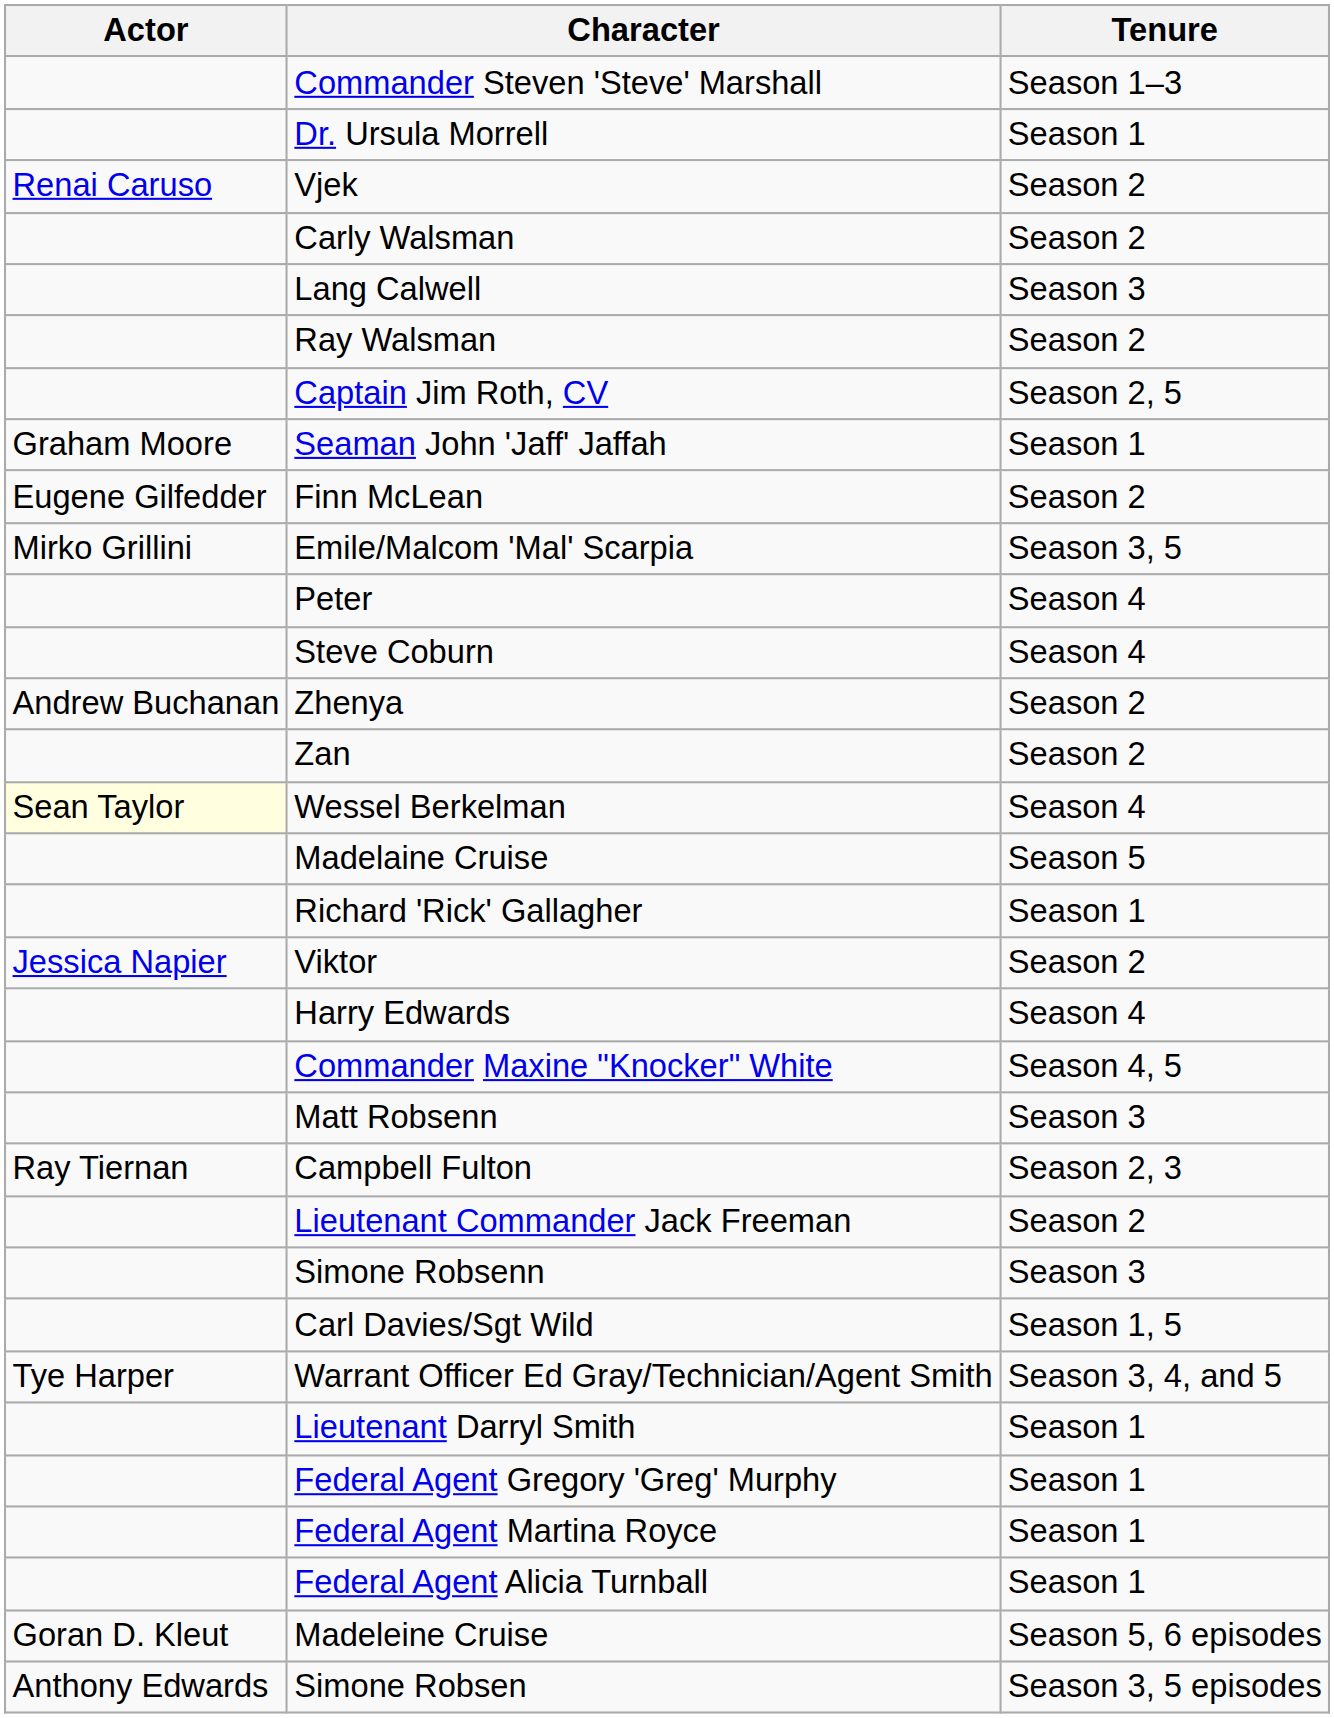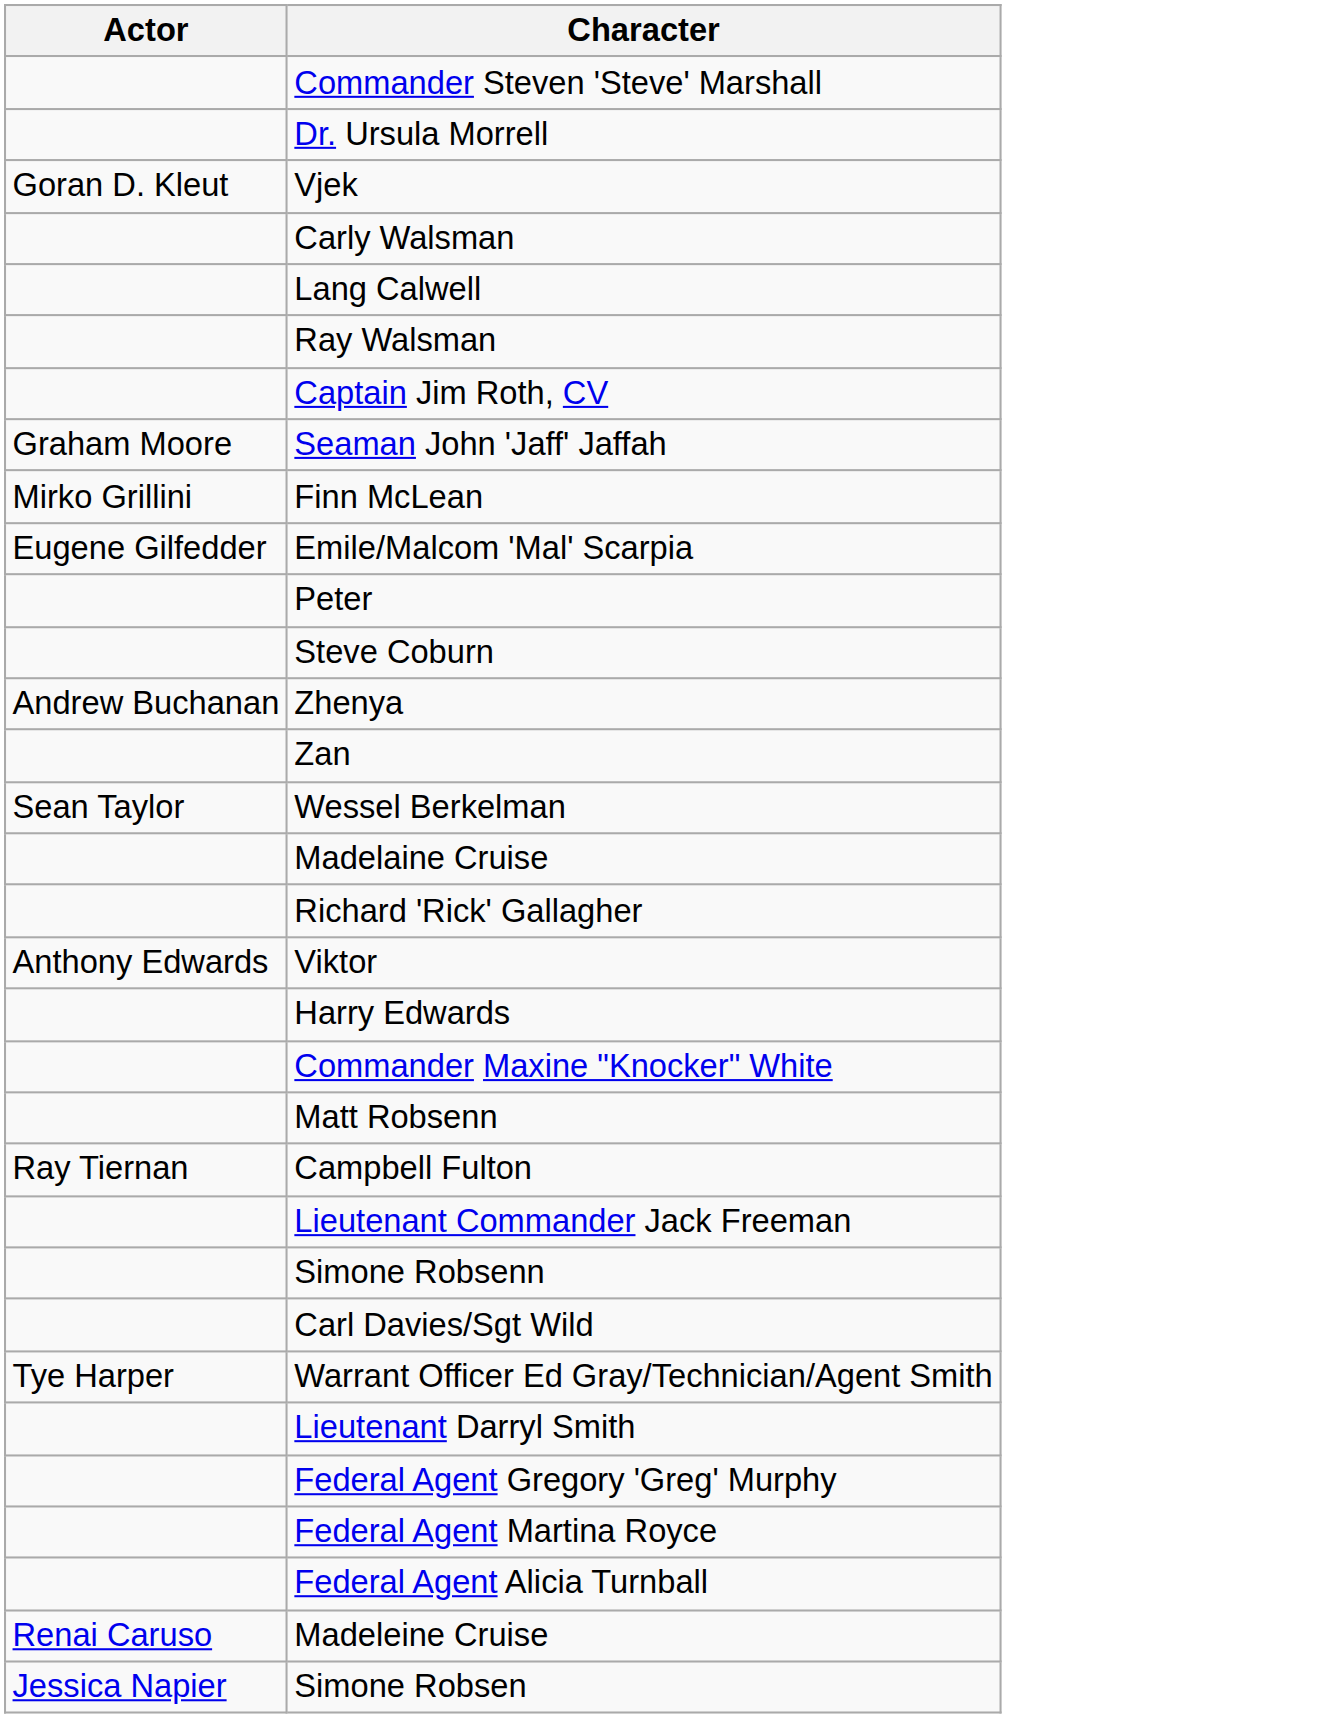- column: (1165, 30)
(112, 185) Renai Caruso -> (120, 185) Goran D. Kleut
(140, 496) Eugene Gilfedder -> (102, 496) Mirko Grillini
(102, 548) Mirko Grillini -> (140, 548) Eugene Gilfedder
(98, 806) lightyellow background -> (98, 806) no background
(120, 962) Jessica Napier -> (140, 962) Anthony Edwards
(120, 1635) Goran D. Kleut -> (112, 1635) Renai Caruso
(140, 1686) Anthony Edwards -> (120, 1686) Jessica Napier
